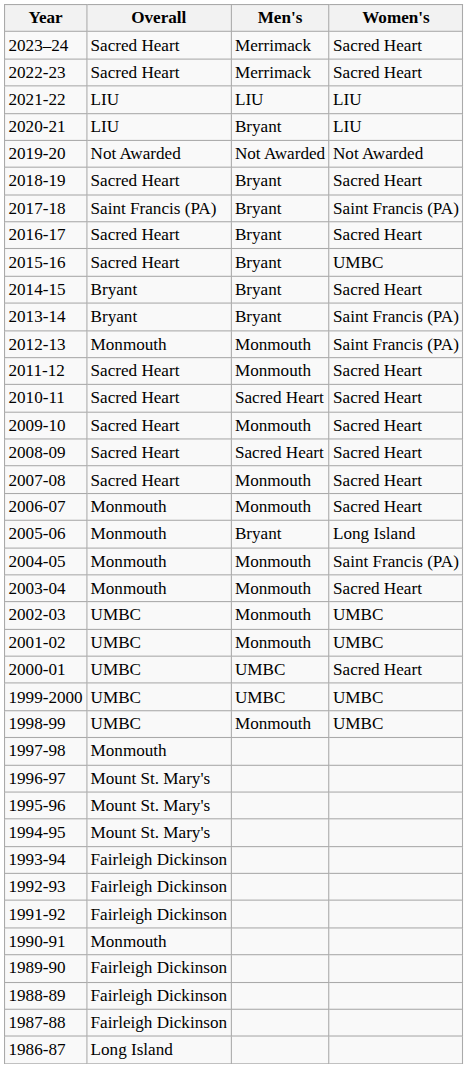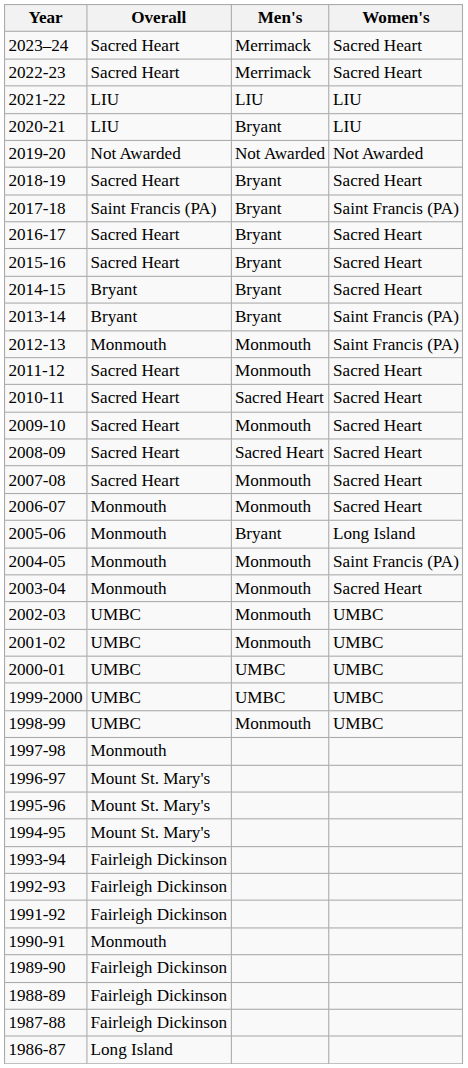(358, 262) UMBC -> (377, 262) Sacred Heart
(377, 669) Sacred Heart -> (358, 669) UMBC
